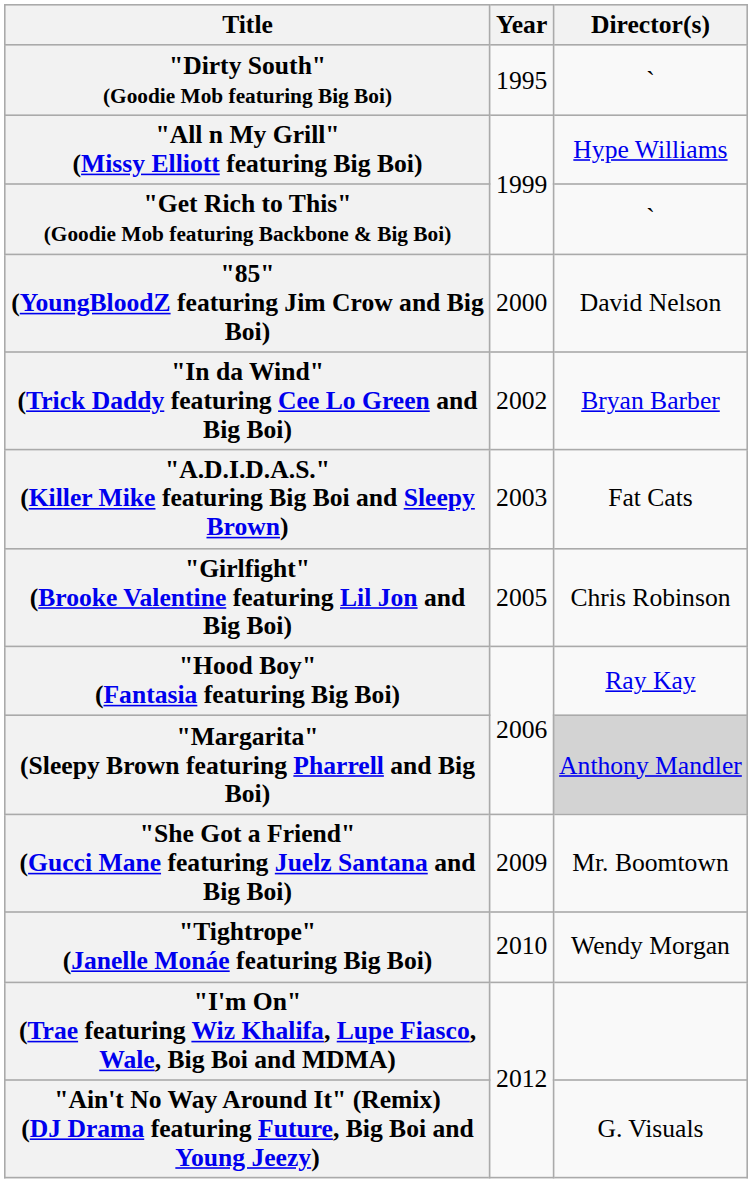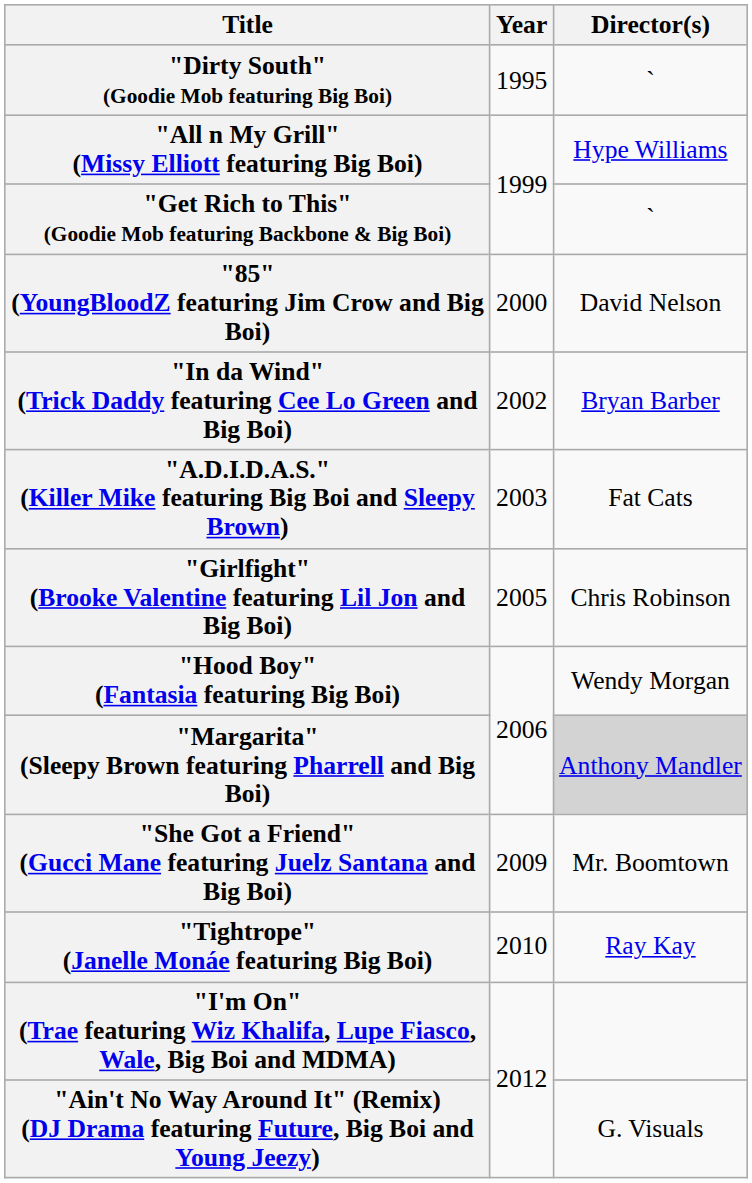(650, 680) Ray Kay -> (650, 680) Wendy Morgan
(650, 946) Wendy Morgan -> (650, 946) Ray Kay
